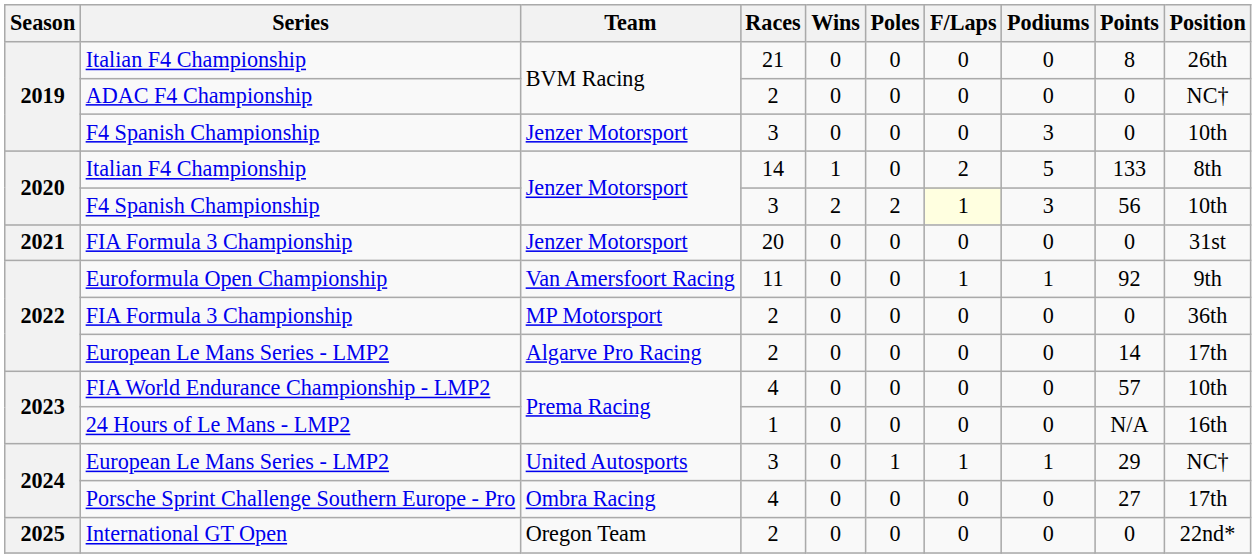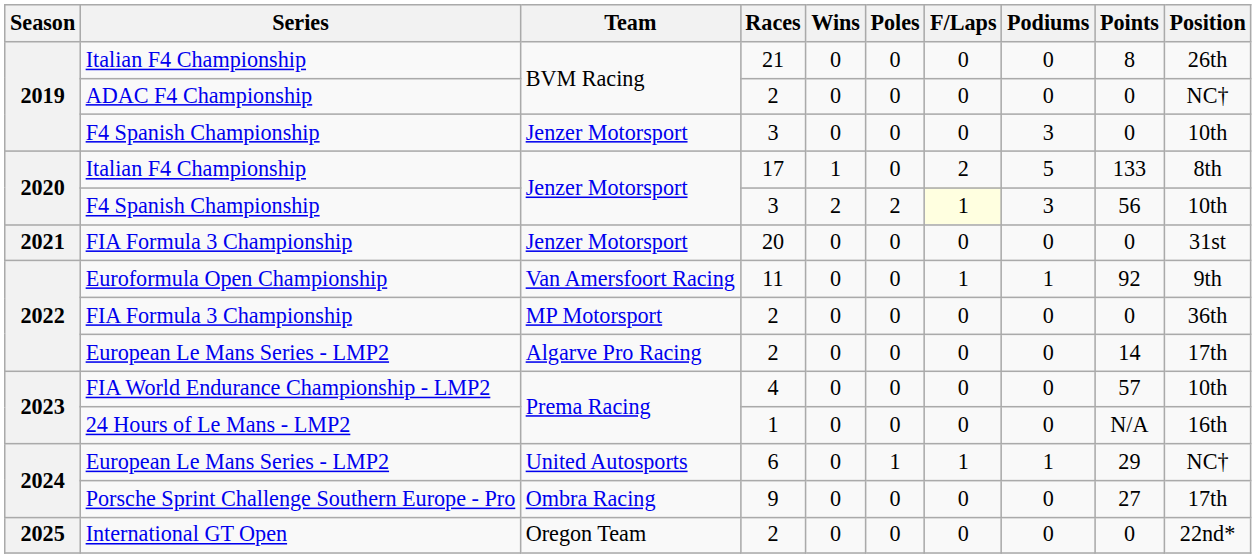(773, 169) 14 -> (773, 169) 17
(773, 462) 3 -> (773, 462) 6
(773, 498) 4 -> (773, 498) 9
